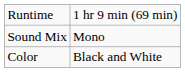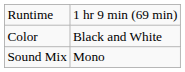rows swapped: (37, 36) <-> (23, 57)
